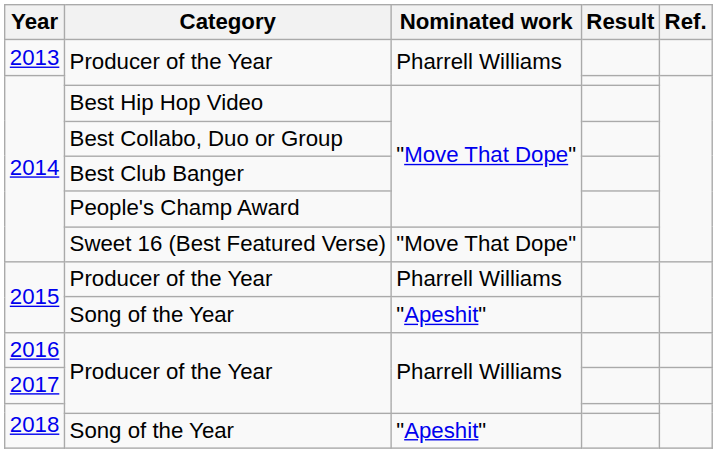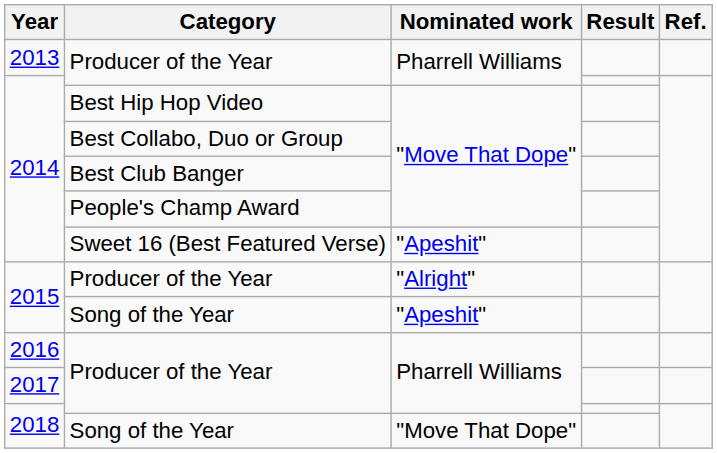(486, 244) "Move That Dope" -> (441, 244) "Apeshit"
(479, 279) Pharrell Williams -> (436, 279) "Alright"
(441, 430) "Apeshit" -> (486, 430) "Move That Dope"
